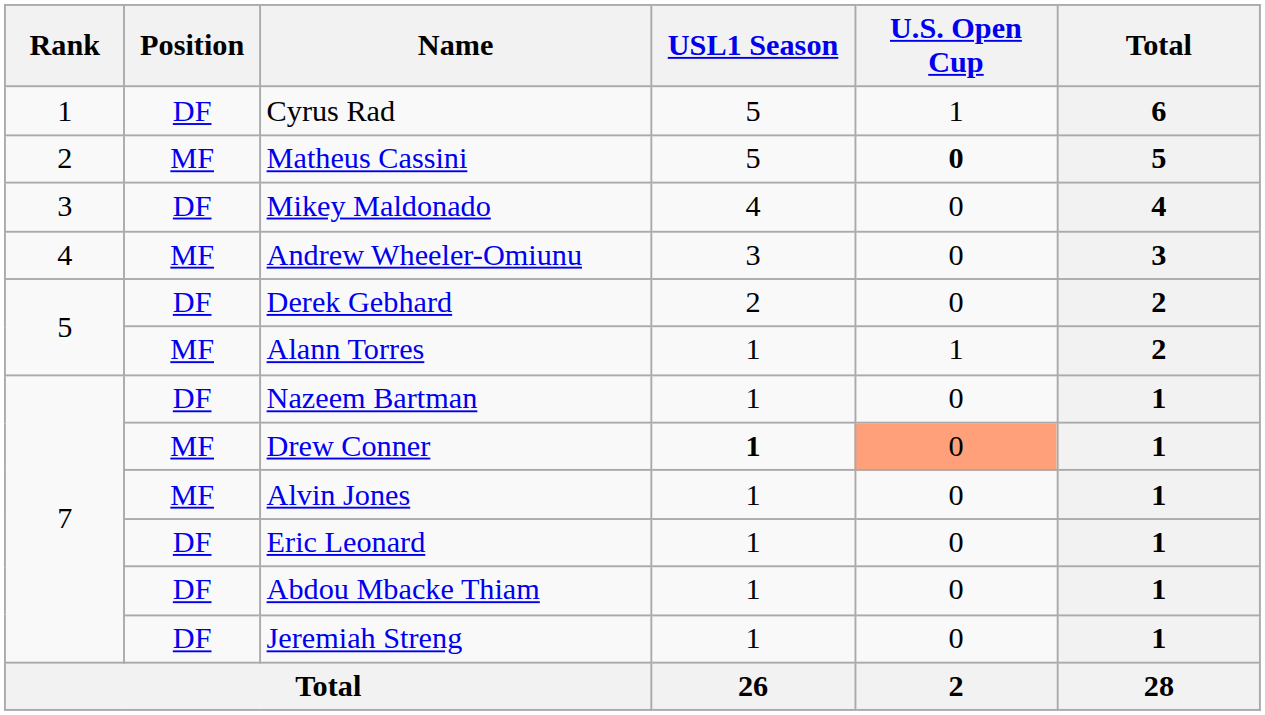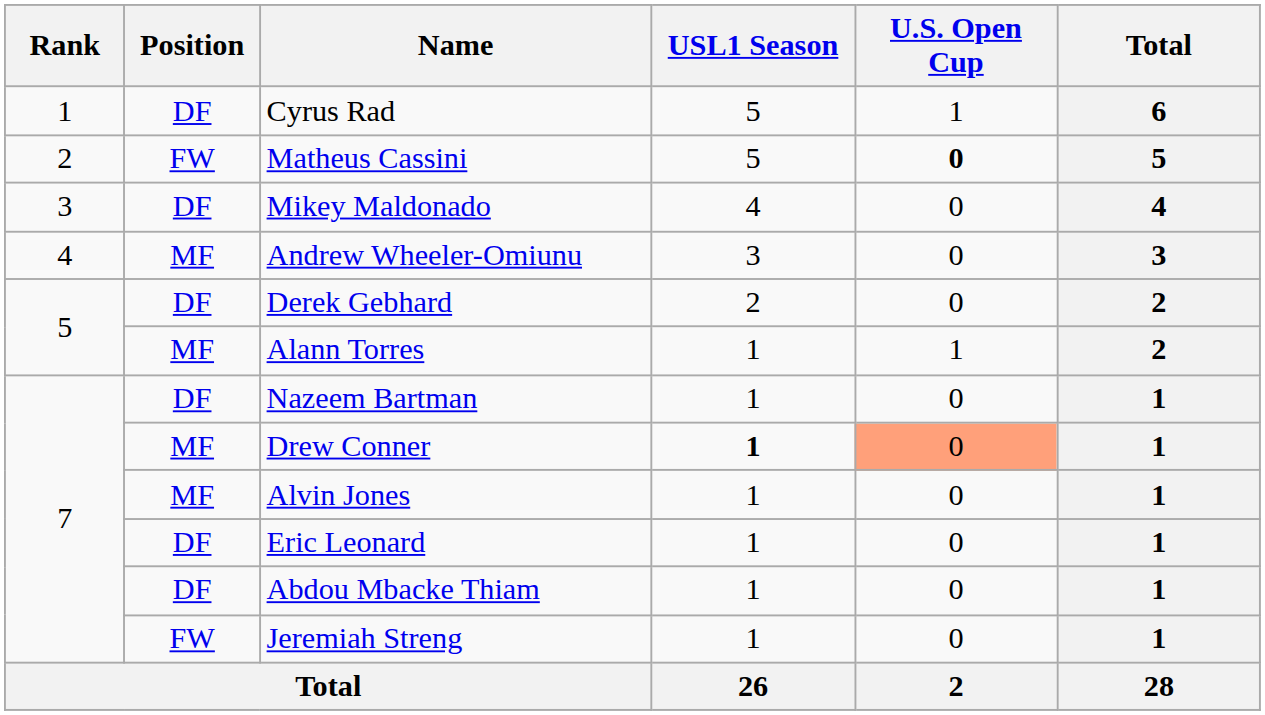(192, 158) MF -> (192, 158) FW
(192, 638) DF -> (192, 638) FW
